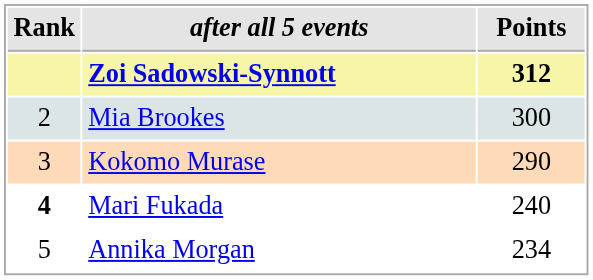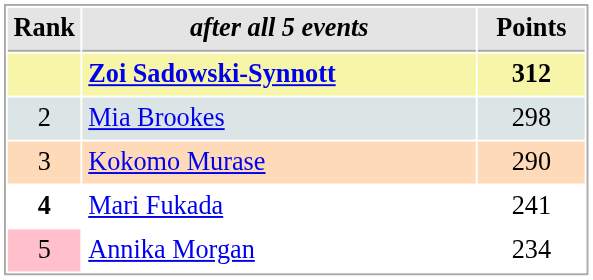(531, 118) 300 -> (531, 118) 298
(531, 206) 240 -> (531, 206) 241
(44, 249) no background -> (44, 249) pink background
